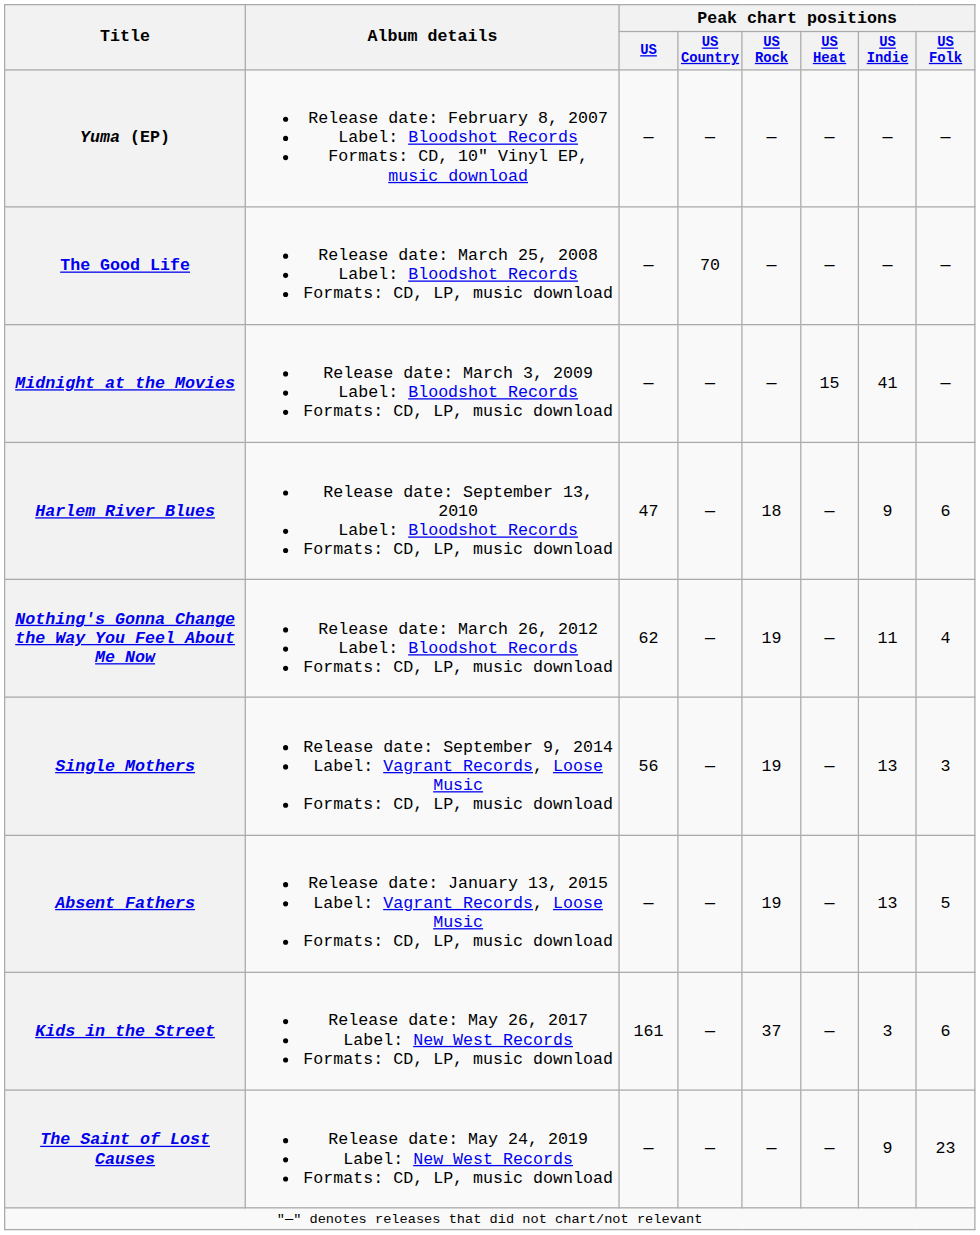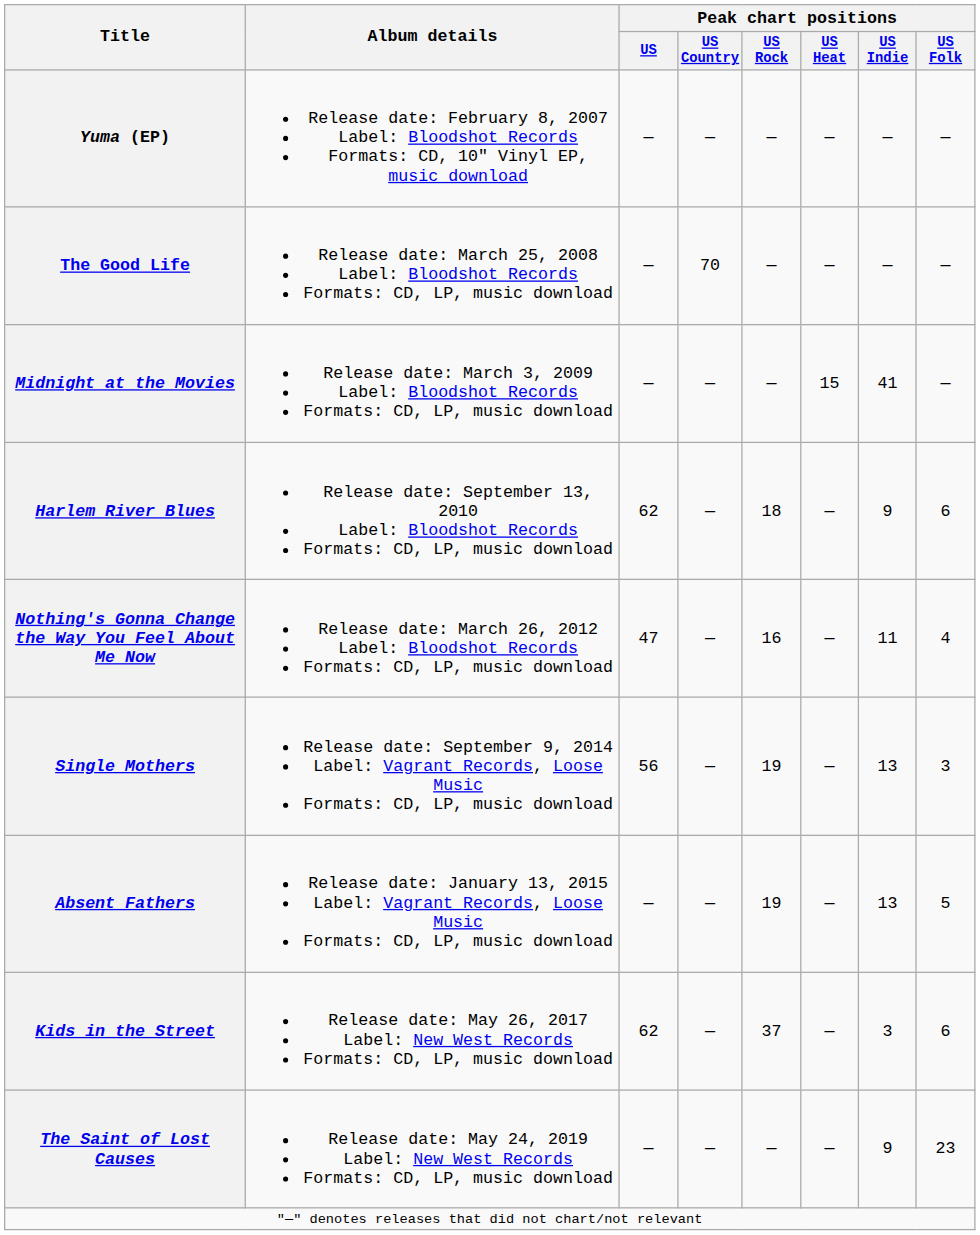(649, 511) 47 -> (649, 511) 62
(649, 639) 62 -> (649, 639) 47
(772, 639) 19 -> (772, 639) 16
(649, 1031) 161 -> (649, 1031) 62
